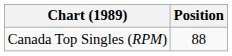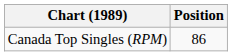(199, 39) 88 -> (199, 39) 86
